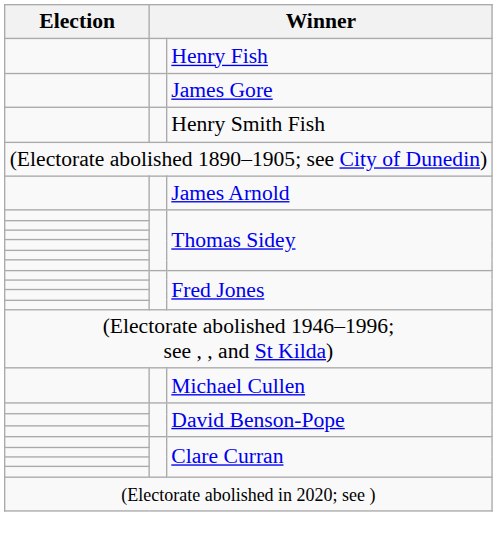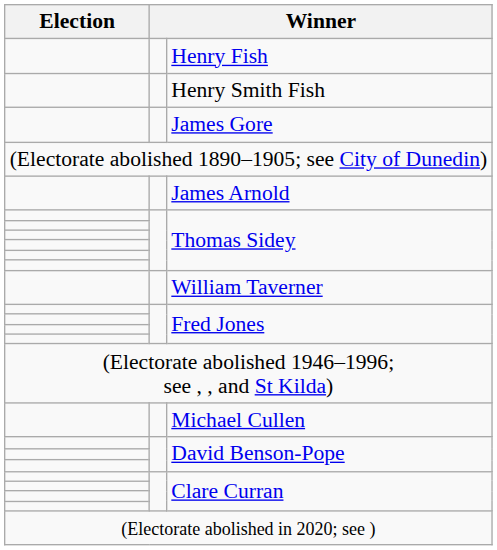rows swapped: (77, 90) <-> (77, 125)
+ row: (77, 287)
